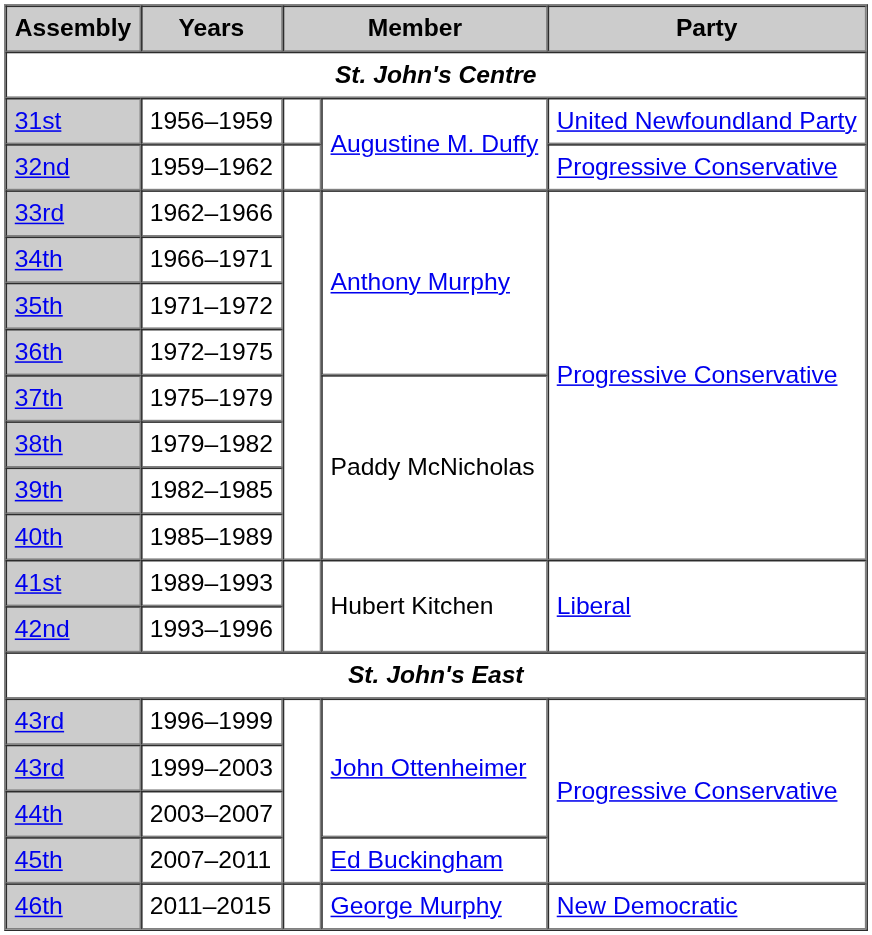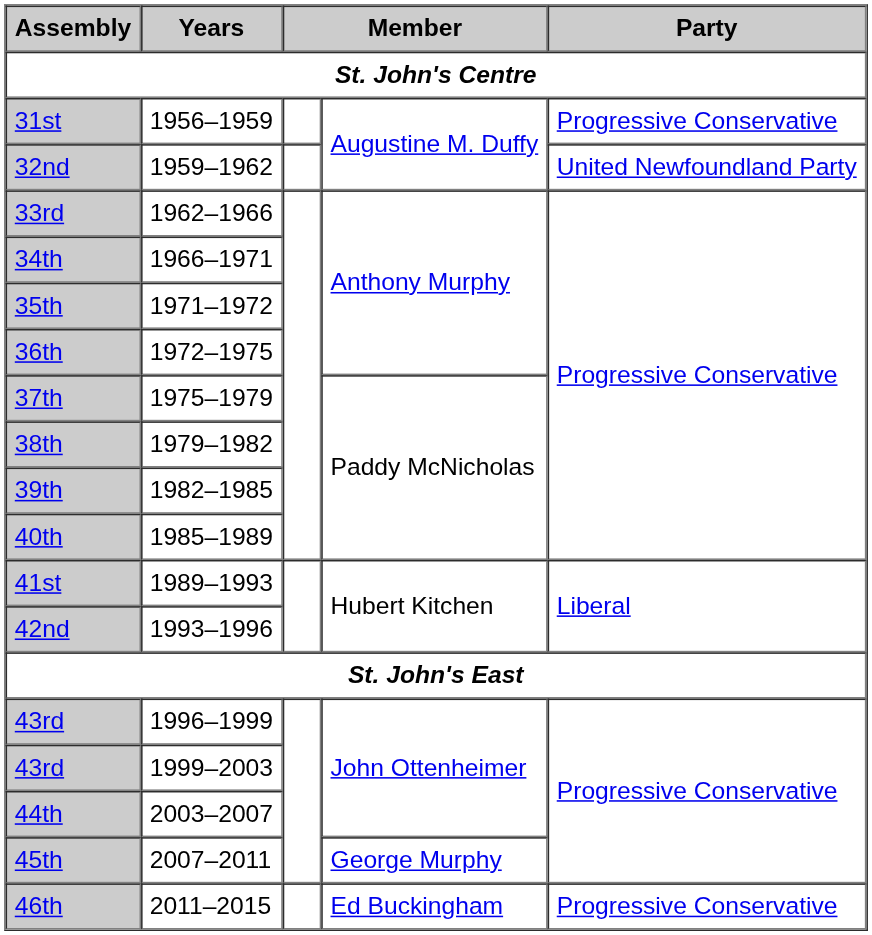(707, 120) United Newfoundland Party -> (697, 120) Progressive Conservative
(697, 166) Progressive Conservative -> (707, 166) United Newfoundland Party
(417, 859) Ed Buckingham -> (416, 859) George Murphy
(416, 906) George Murphy -> (417, 906) Ed Buckingham
(647, 906) New Democratic -> (697, 906) Progressive Conservative
